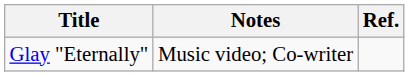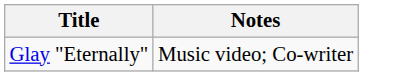- column: (381, 20)
